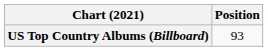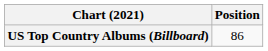(237, 35) 93 -> (237, 35) 86
